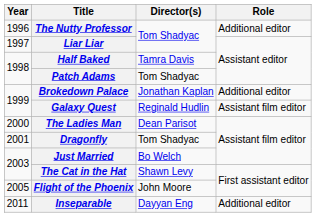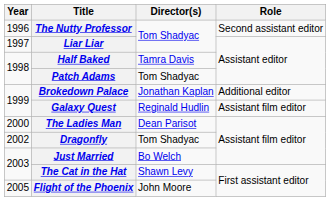(254, 28) Additional editor -> (271, 28) Second assistant editor
(18, 140) 2001 -> (18, 140) 2002
- row: (84, 204)
